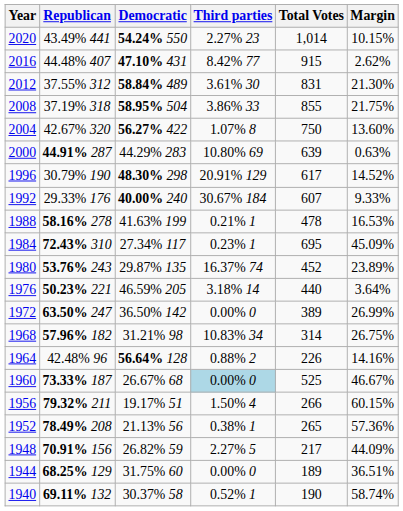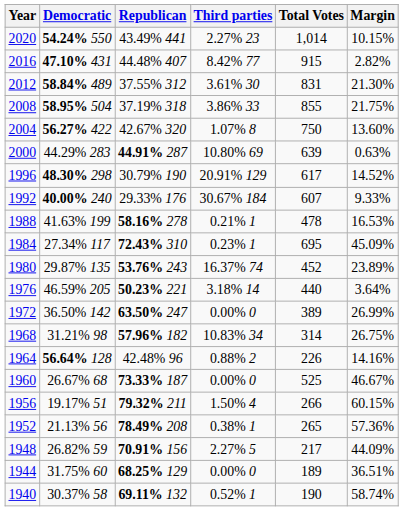columns swapped: (153, 16) <-> (77, 16)
(373, 61) 2.62% -> (373, 61) 2.82%
(233, 381) lightblue background -> (233, 381) no background
